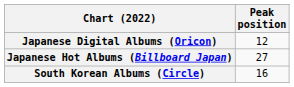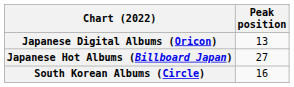(262, 41) 12 -> (262, 41) 13
